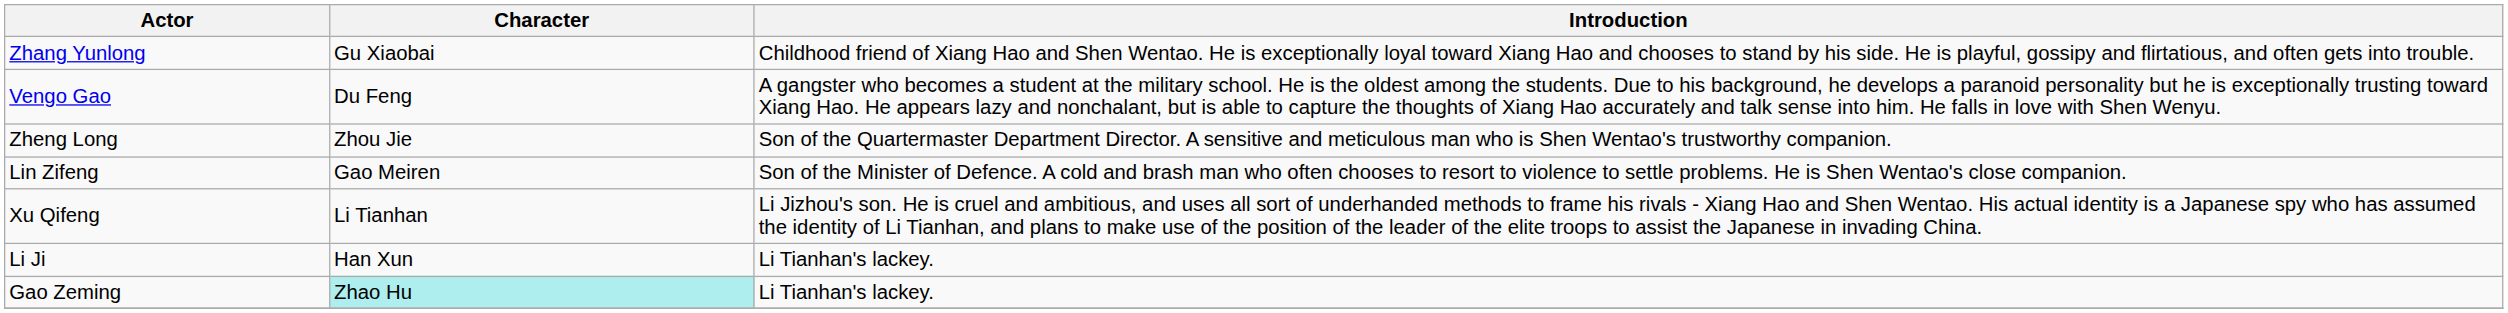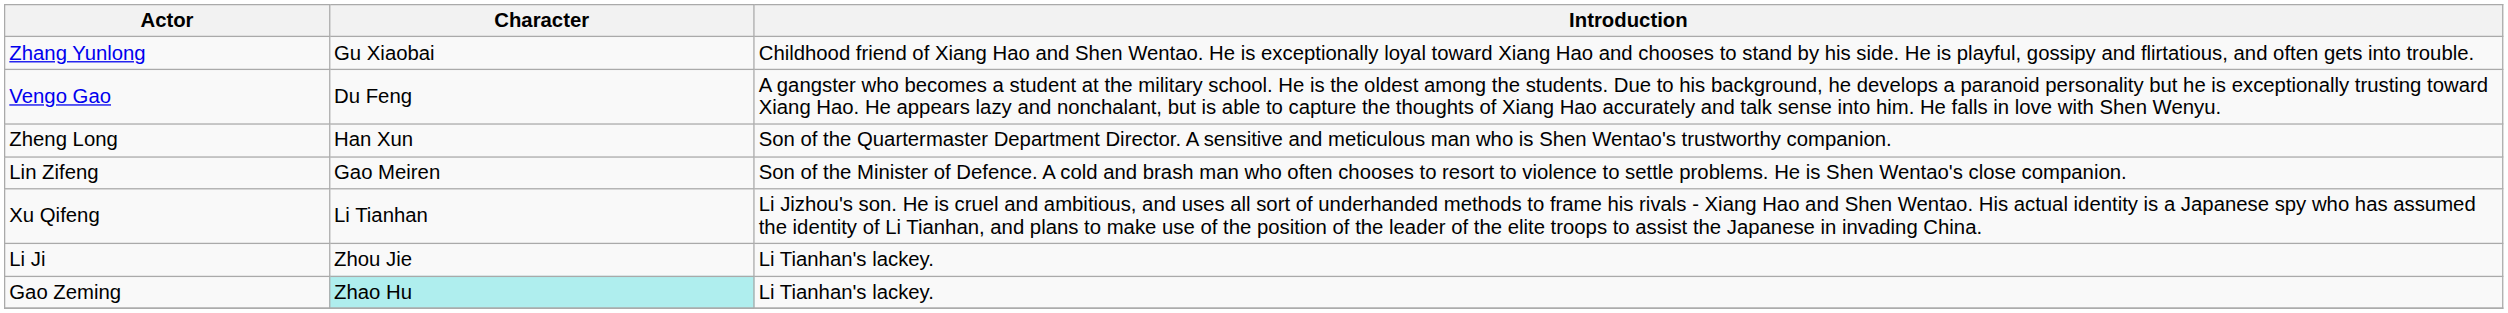(373, 140) Zhou Jie -> (374, 140) Han Xun
(374, 259) Han Xun -> (373, 259) Zhou Jie
